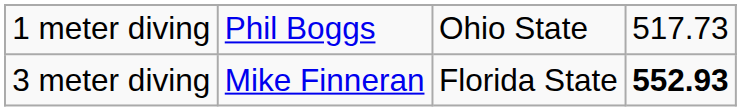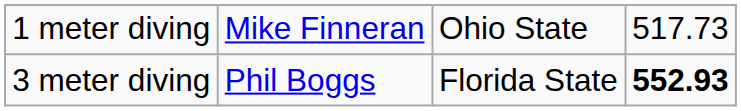(300, 29) Phil Boggs -> (325, 29) Mike Finneran
(325, 79) Mike Finneran -> (300, 79) Phil Boggs
